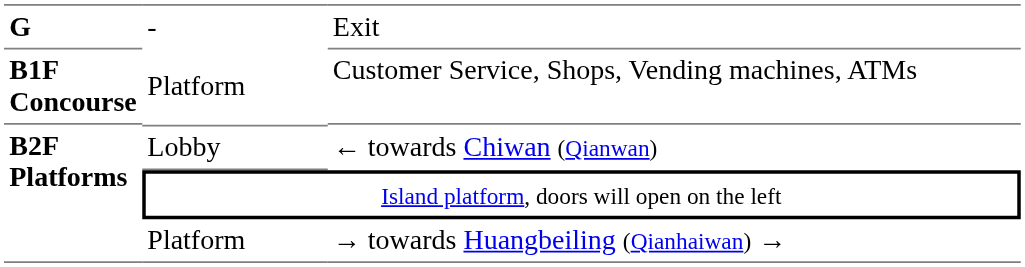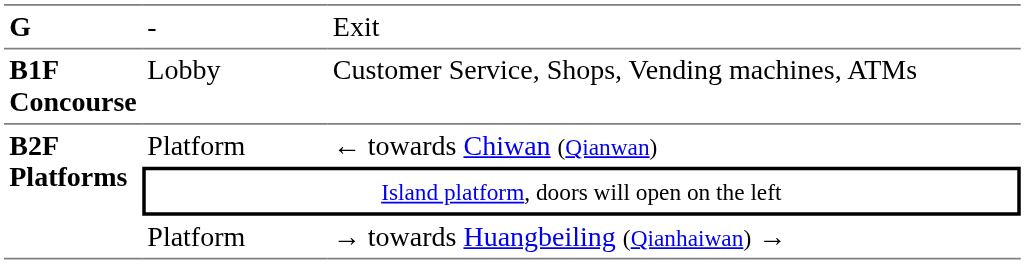(196, 85) Platform -> (184, 70) Lobby
(184, 147) Lobby -> (196, 145) Platform
